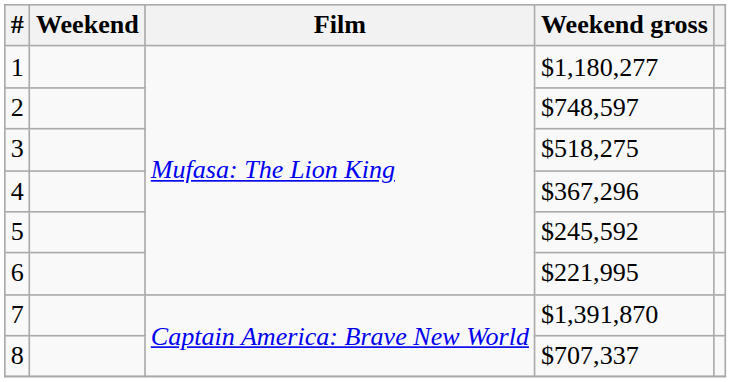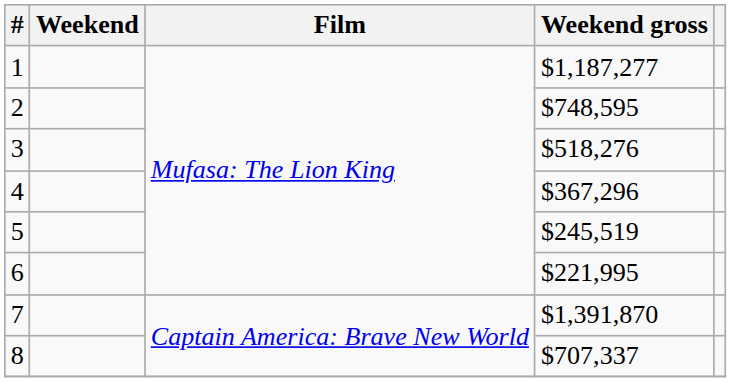(600, 66) $1,180,277 -> (600, 66) $1,187,277
(590, 107) $748,597 -> (590, 107) $748,595
(590, 149) $518,275 -> (590, 149) $518,276
(590, 231) $245,592 -> (590, 231) $245,519
